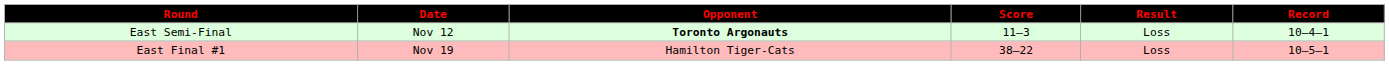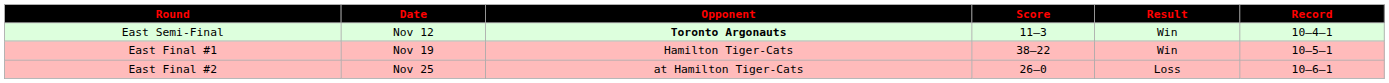(1157, 32) Loss -> (1167, 32) Win
(1157, 51) Loss -> (1167, 51) Win
+ row: (173, 69)
